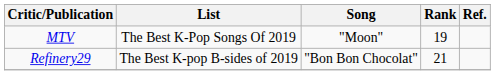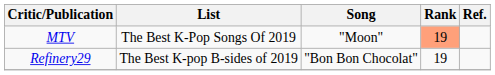(440, 37) no background -> (440, 37) lightsalmon background
(440, 59) 21 -> (440, 59) 19
